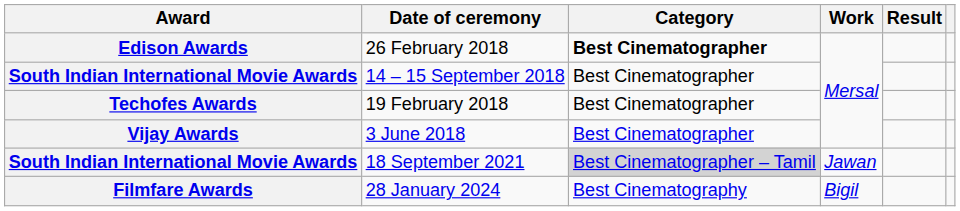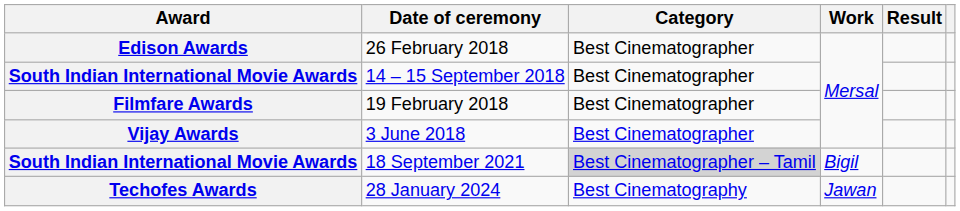(670, 47) bold -> (663, 47) normal
(183, 104) Techofes Awards -> (183, 104) Filmfare Awards
(850, 162) Jawan -> (841, 162) Bigil
(183, 190) Filmfare Awards -> (183, 190) Techofes Awards
(841, 190) Bigil -> (850, 190) Jawan
